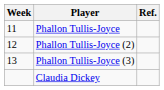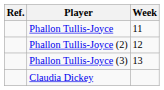columns swapped: (19, 12) <-> (148, 12)
